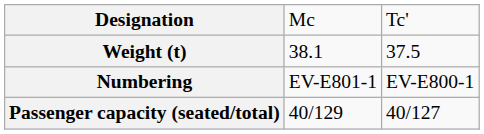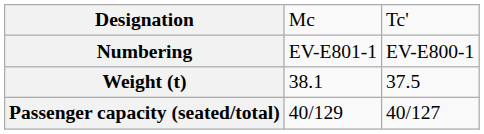rows swapped: (144, 81) <-> (144, 50)
